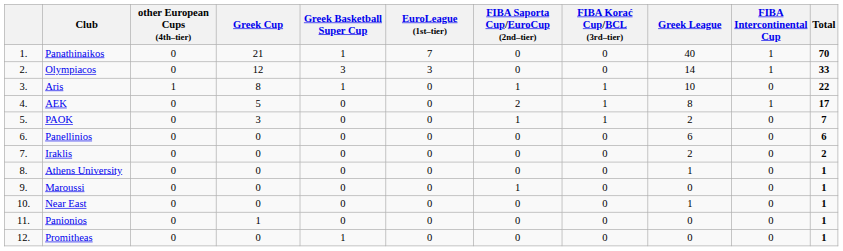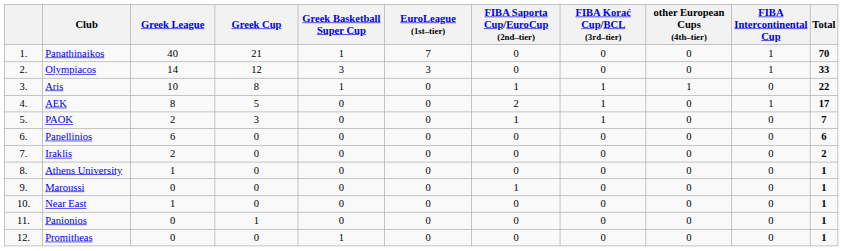columns swapped: (690, 24) <-> (173, 24)
